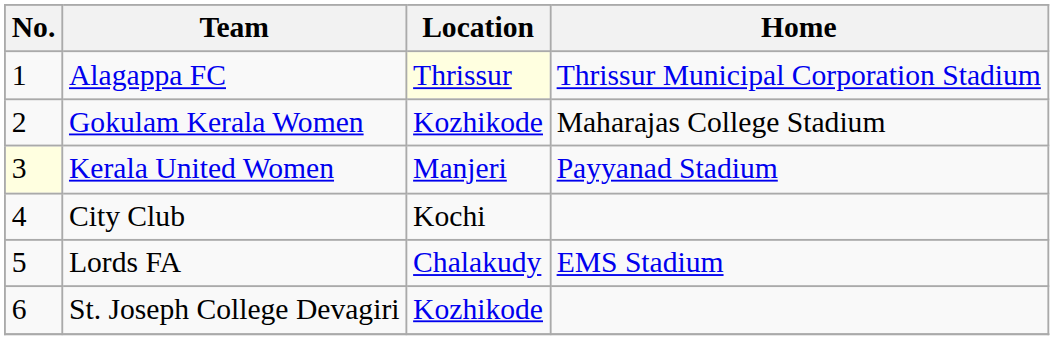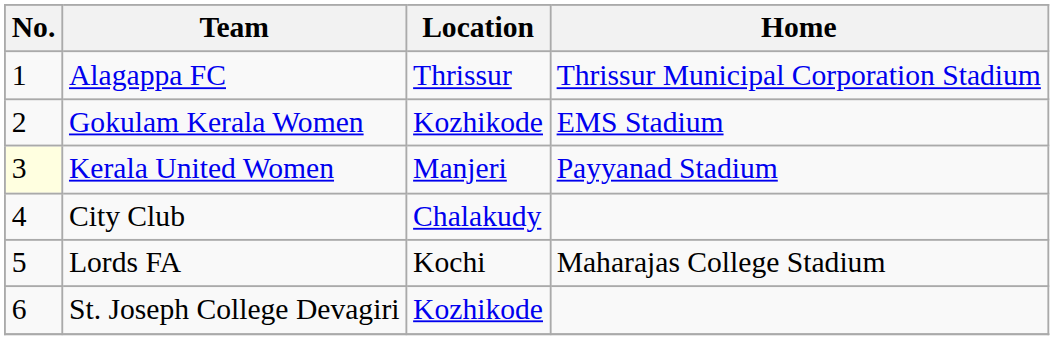(462, 74) lightyellow background -> (462, 74) no background
(721, 121) Maharajas College Stadium -> (640, 121) EMS Stadium
(449, 215) Kochi -> (477, 215) Chalakudy
(477, 262) Chalakudy -> (449, 262) Kochi
(640, 262) EMS Stadium -> (721, 262) Maharajas College Stadium
